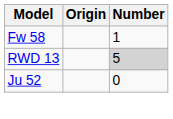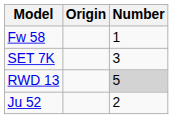+ row: (31, 59)
(116, 80) 0 -> (116, 102) 2
